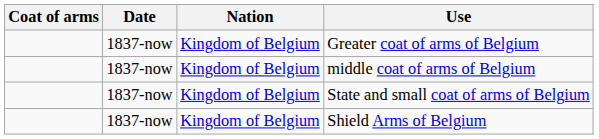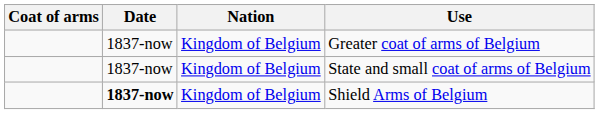- row: (431, 69)
(140, 120) normal -> (140, 95) bold
